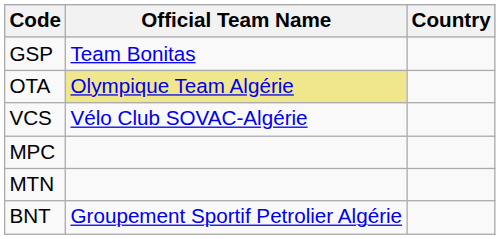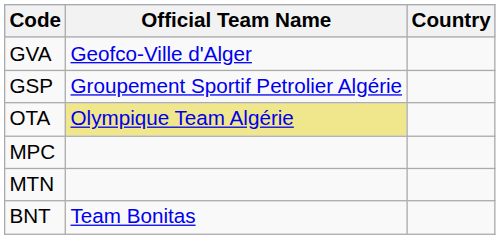+ row: (30, 53)
(133, 53) Team Bonitas -> (236, 86) Groupement Sportif Petrolier Algérie
- row: (31, 119)
(236, 217) Groupement Sportif Petrolier Algérie -> (133, 217) Team Bonitas
